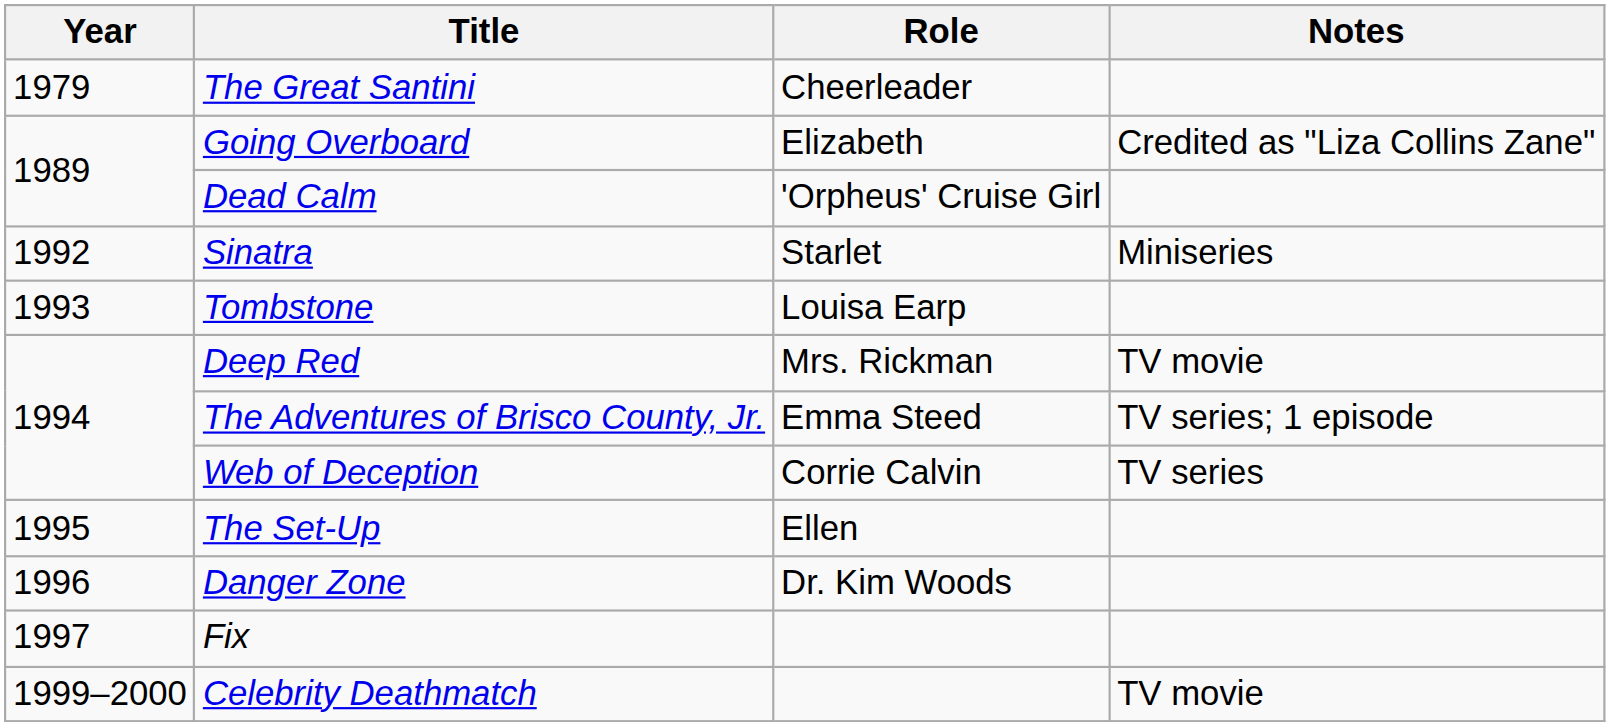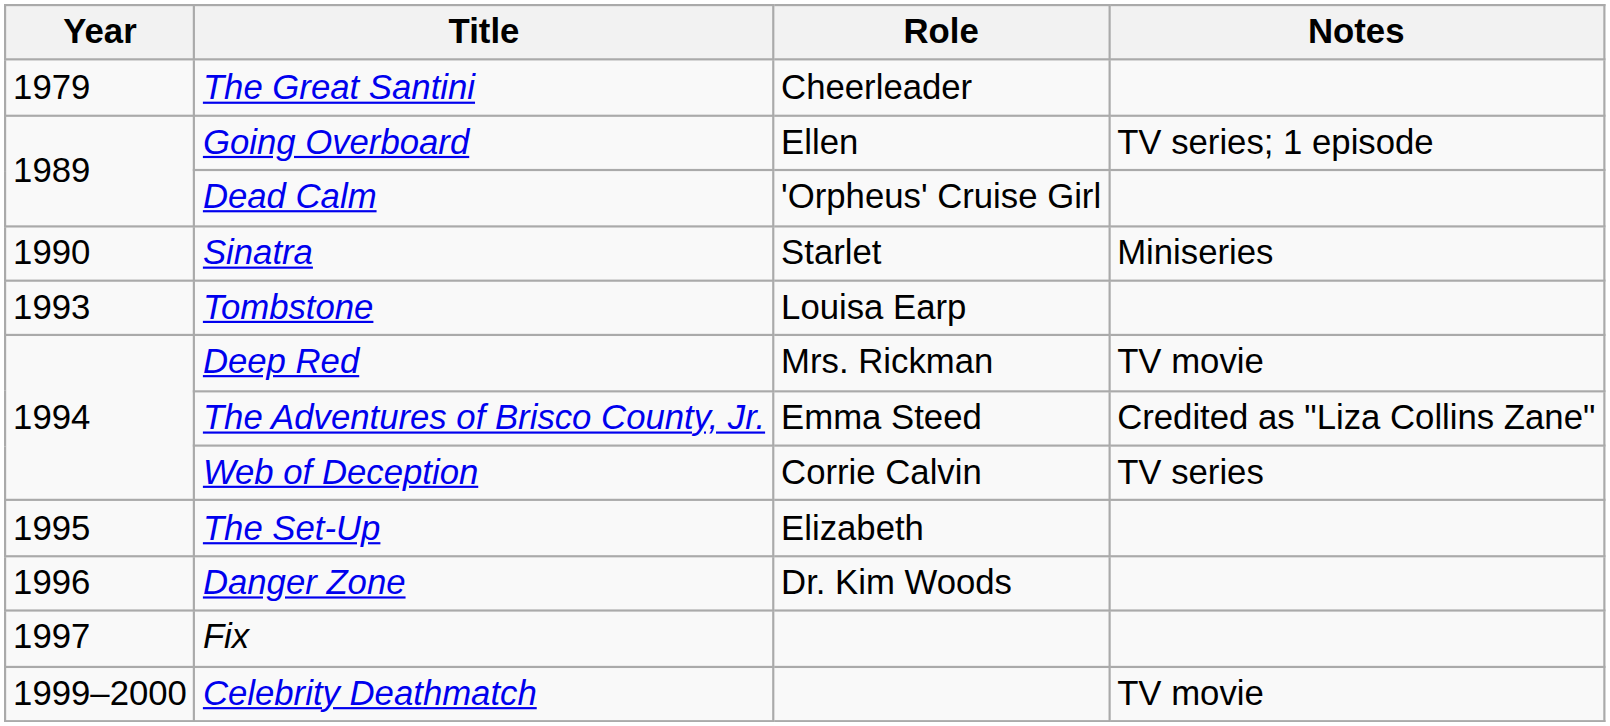(853, 142) Elizabeth -> (820, 142) Ellen
(1356, 142) Credited as "Liza Collins Zane" -> (1275, 142) TV series; 1 episode
(52, 252) 1992 -> (52, 252) 1990
(1275, 417) TV series; 1 episode -> (1356, 417) Credited as "Liza Collins Zane"
(820, 527) Ellen -> (853, 527) Elizabeth
